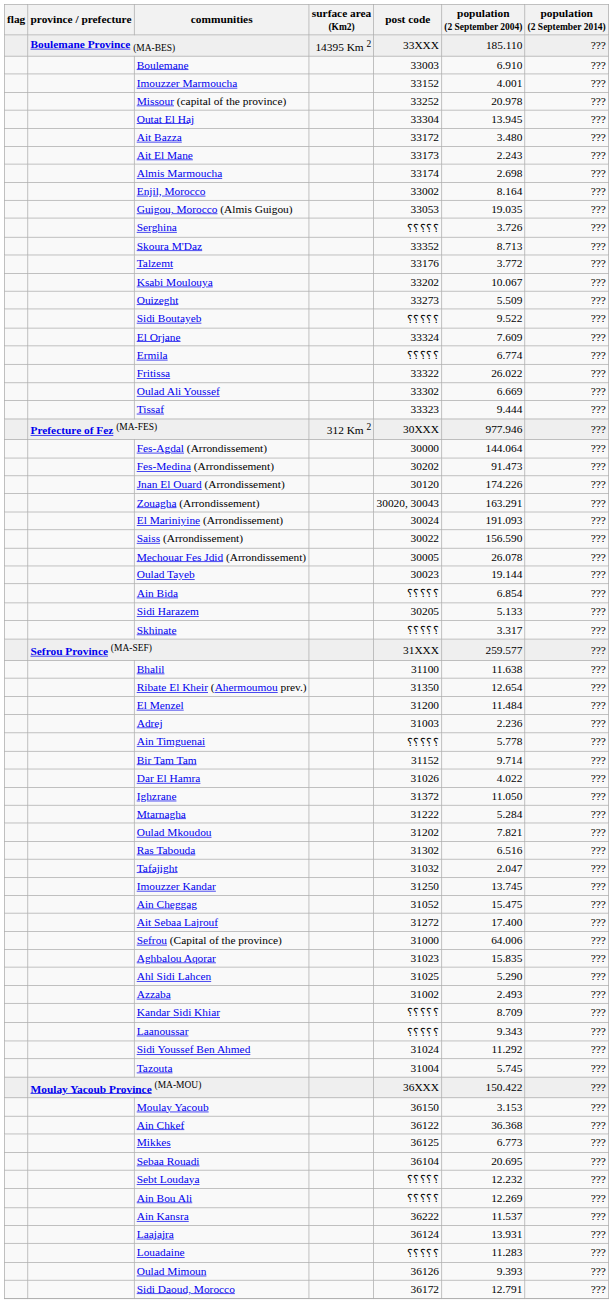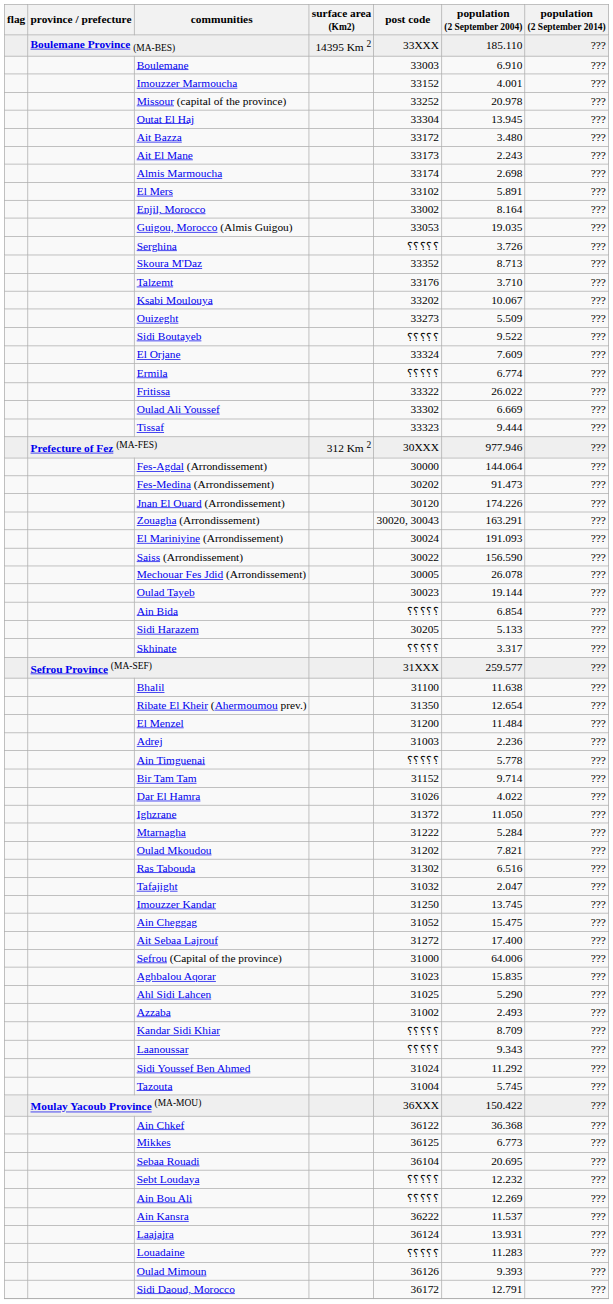+ row: (155, 191)
(510, 264) 3.772 -> (510, 282) 3.710
- row: (173, 1107)
